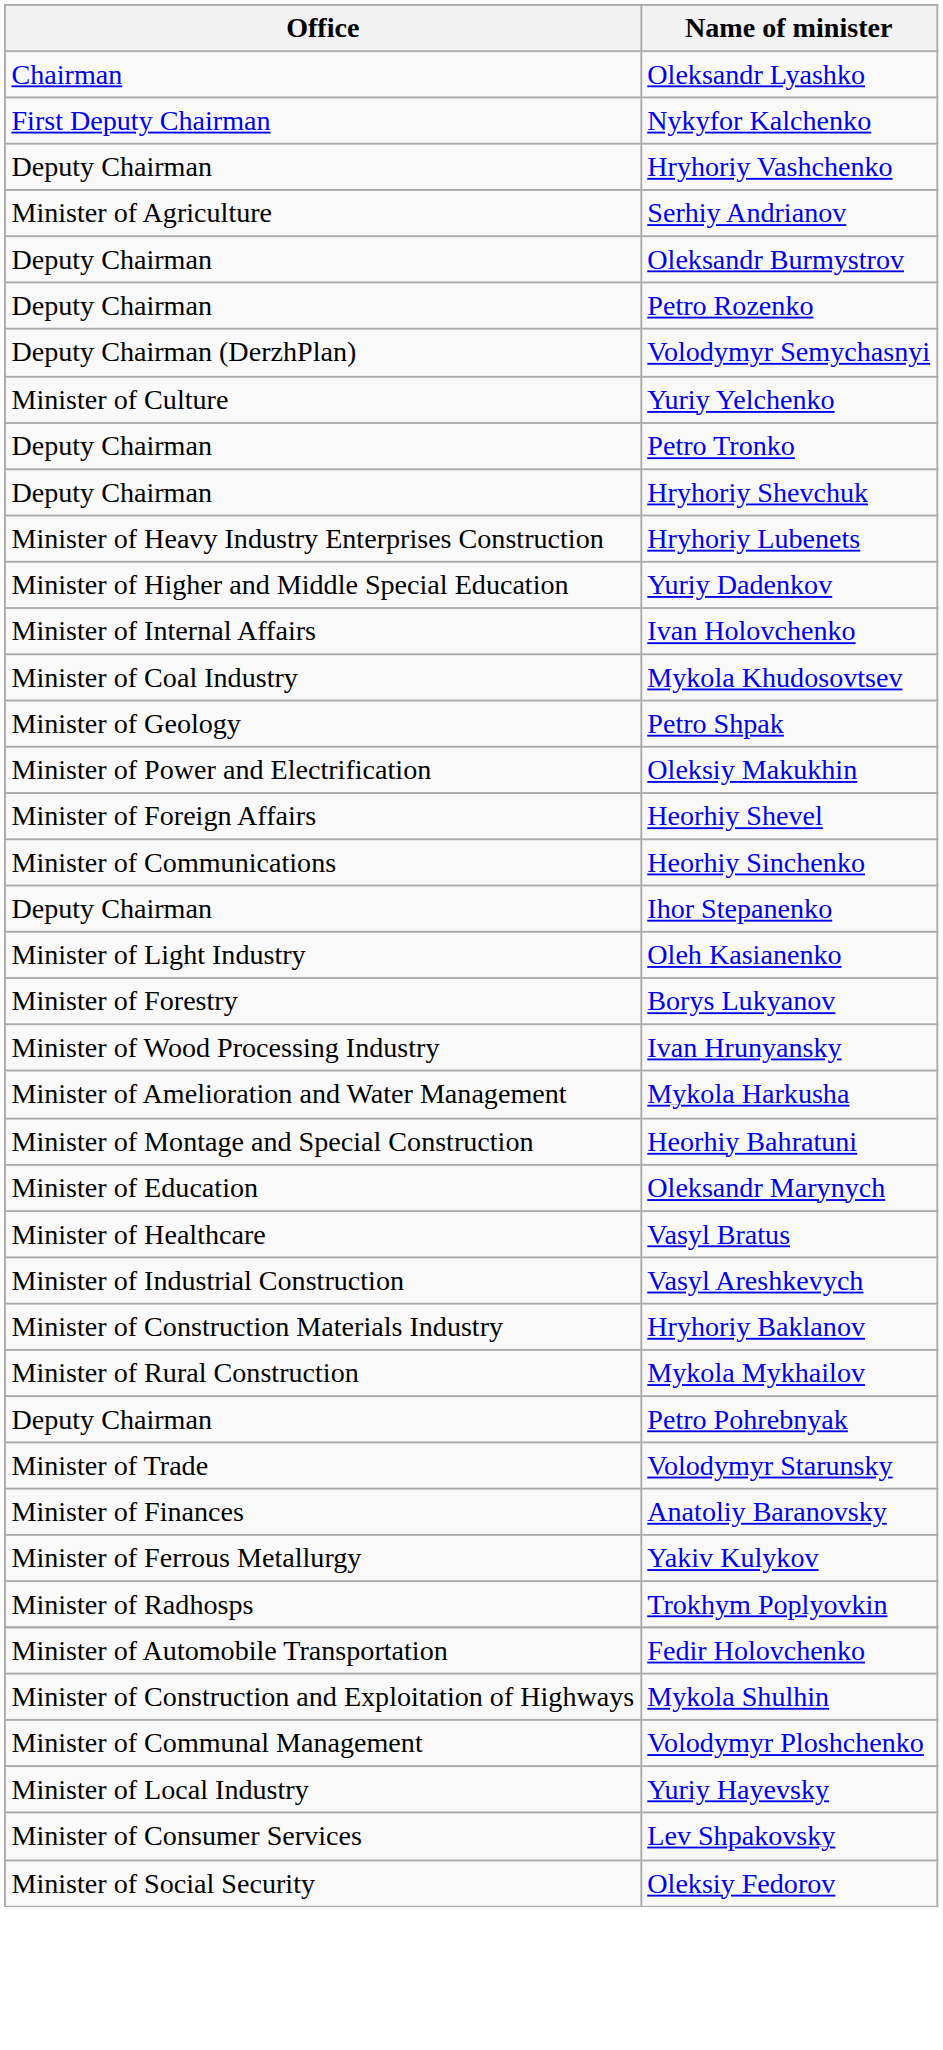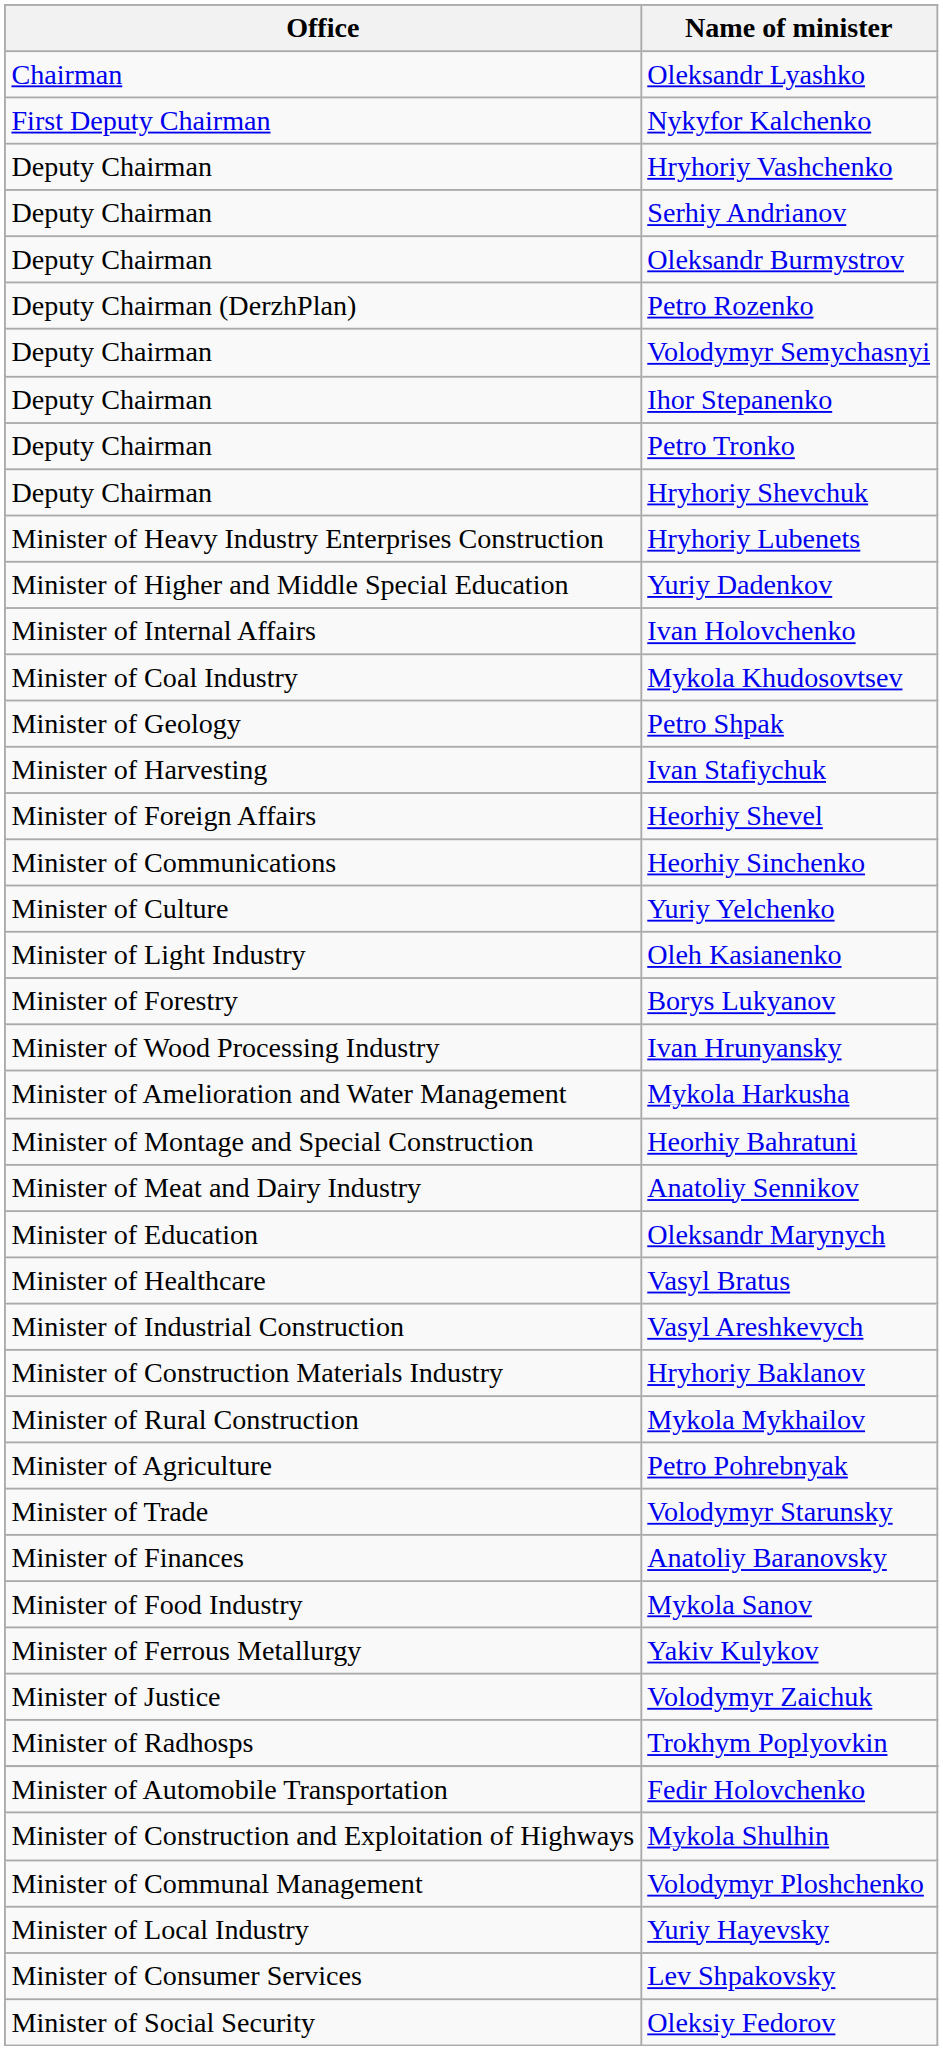(142, 213) Minister of Agriculture -> (112, 213) Deputy Chairman
(112, 306) Deputy Chairman -> (184, 306) Deputy Chairman (DerzhPlan)
(184, 352) Deputy Chairman (DerzhPlan) -> (112, 352) Deputy Chairman
rows swapped: (740, 908) <-> (741, 398)
- row: (752, 769)
+ row: (737, 769)
+ row: (753, 1187)
(112, 1418) Deputy Chairman -> (142, 1465) Minister of Agriculture
+ row: (730, 1604)
+ row: (760, 1697)
